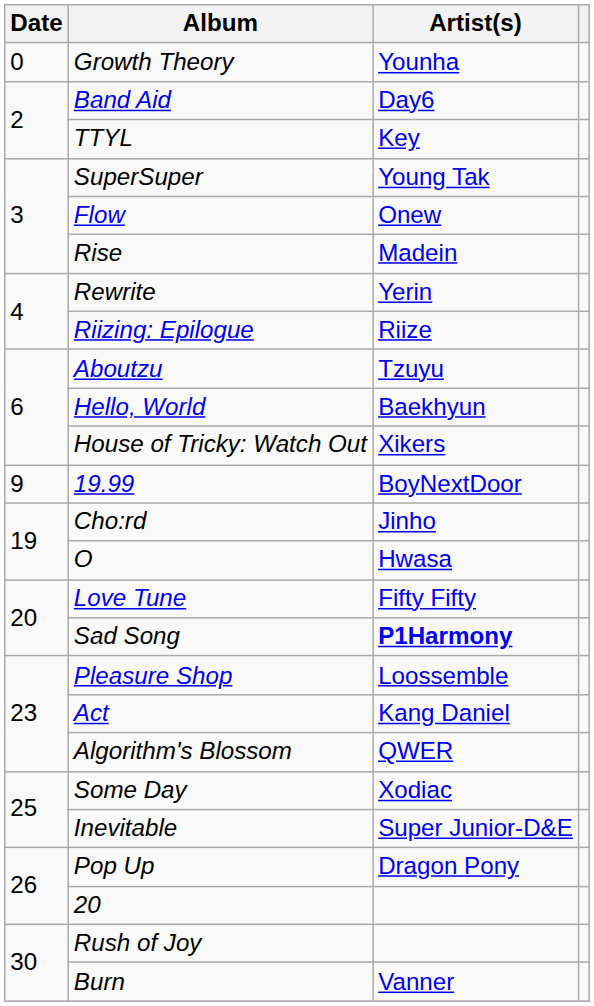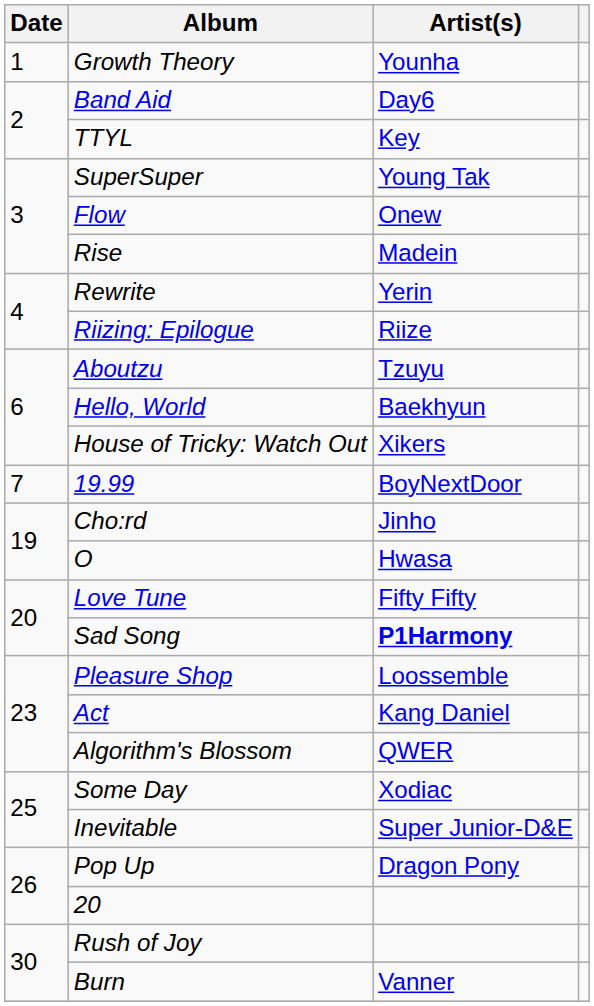(17, 61) 0 -> (17, 61) 1
(17, 483) 9 -> (17, 483) 7
